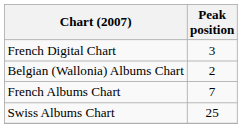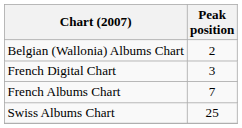rows swapped: (96, 71) <-> (62, 50)
